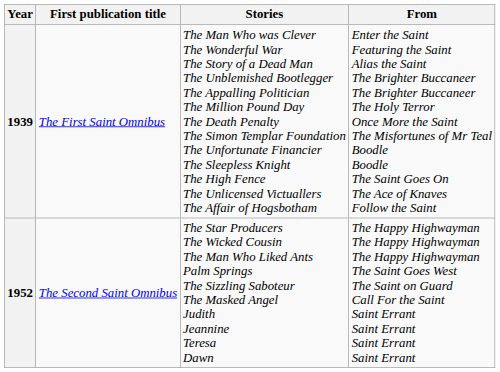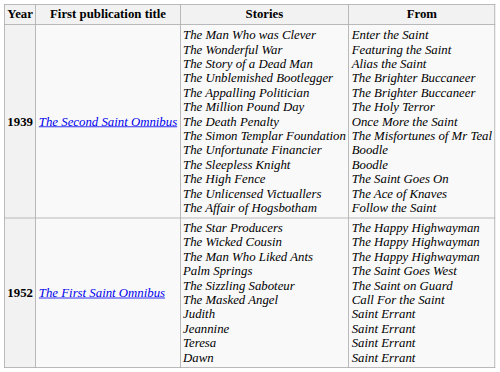(102, 121) The First Saint Omnibus -> (108, 121) The Second Saint Omnibus
(108, 292) The Second Saint Omnibus -> (102, 292) The First Saint Omnibus
